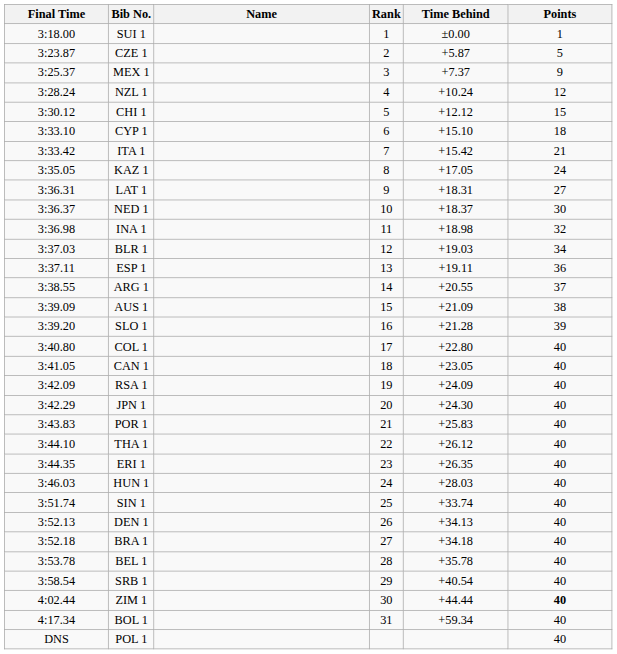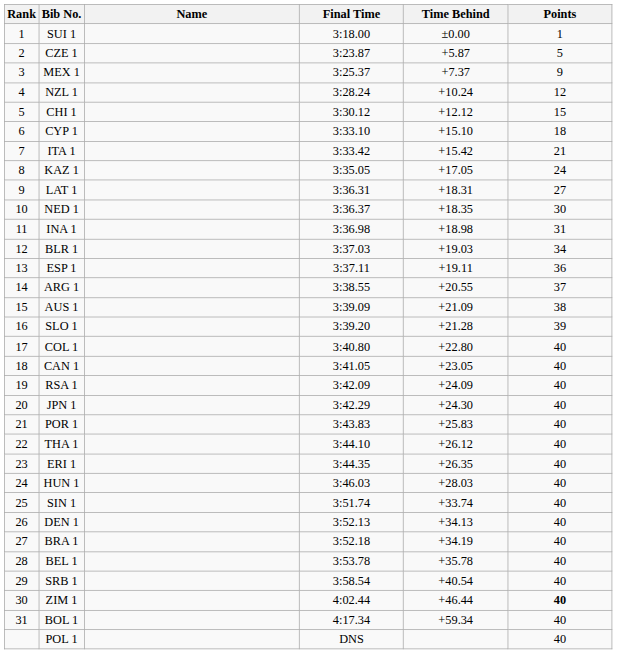columns swapped: (386, 14) <-> (57, 14)
(456, 209) +18.37 -> (456, 209) +18.35
(560, 229) 32 -> (560, 229) 31
(456, 541) +34.18 -> (456, 541) +34.19
(456, 600) +44.44 -> (456, 600) +46.44
